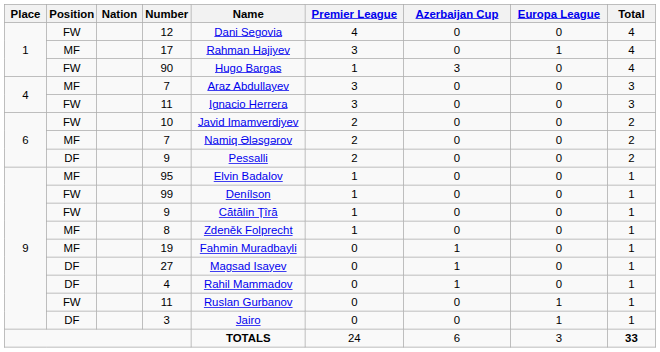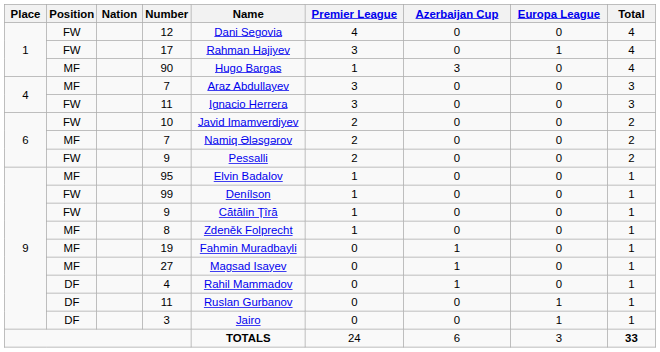(72, 50) MF -> (72, 50) FW
(72, 68) FW -> (72, 68) MF
(72, 158) DF -> (72, 158) FW
(72, 266) DF -> (72, 266) MF
(72, 302) FW -> (72, 302) DF
